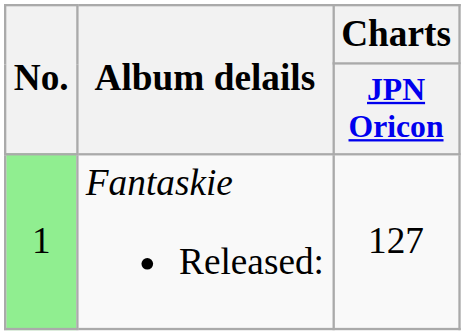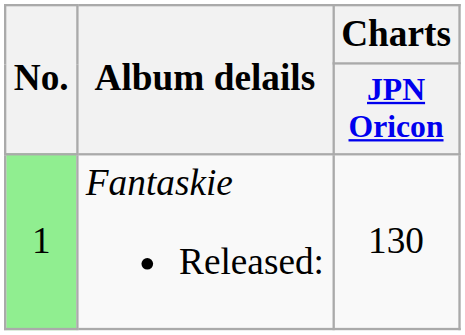(396, 240) 127 -> (396, 240) 130
